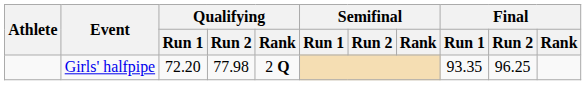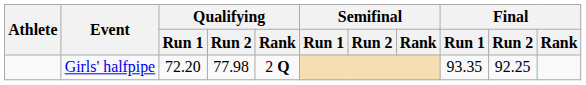(513, 67) 96.25 -> (513, 67) 92.25
